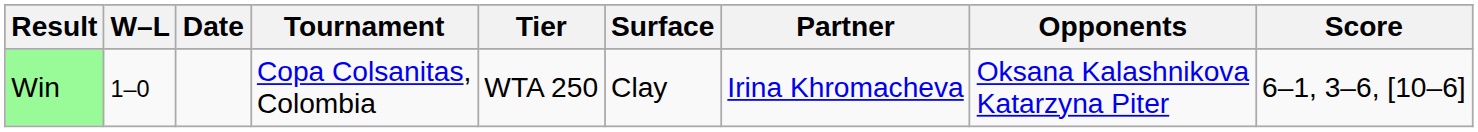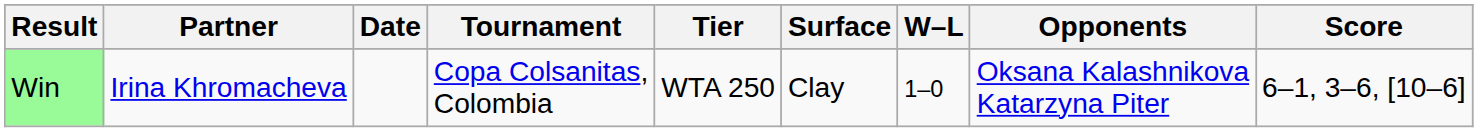columns swapped: (140, 26) <-> (846, 26)
